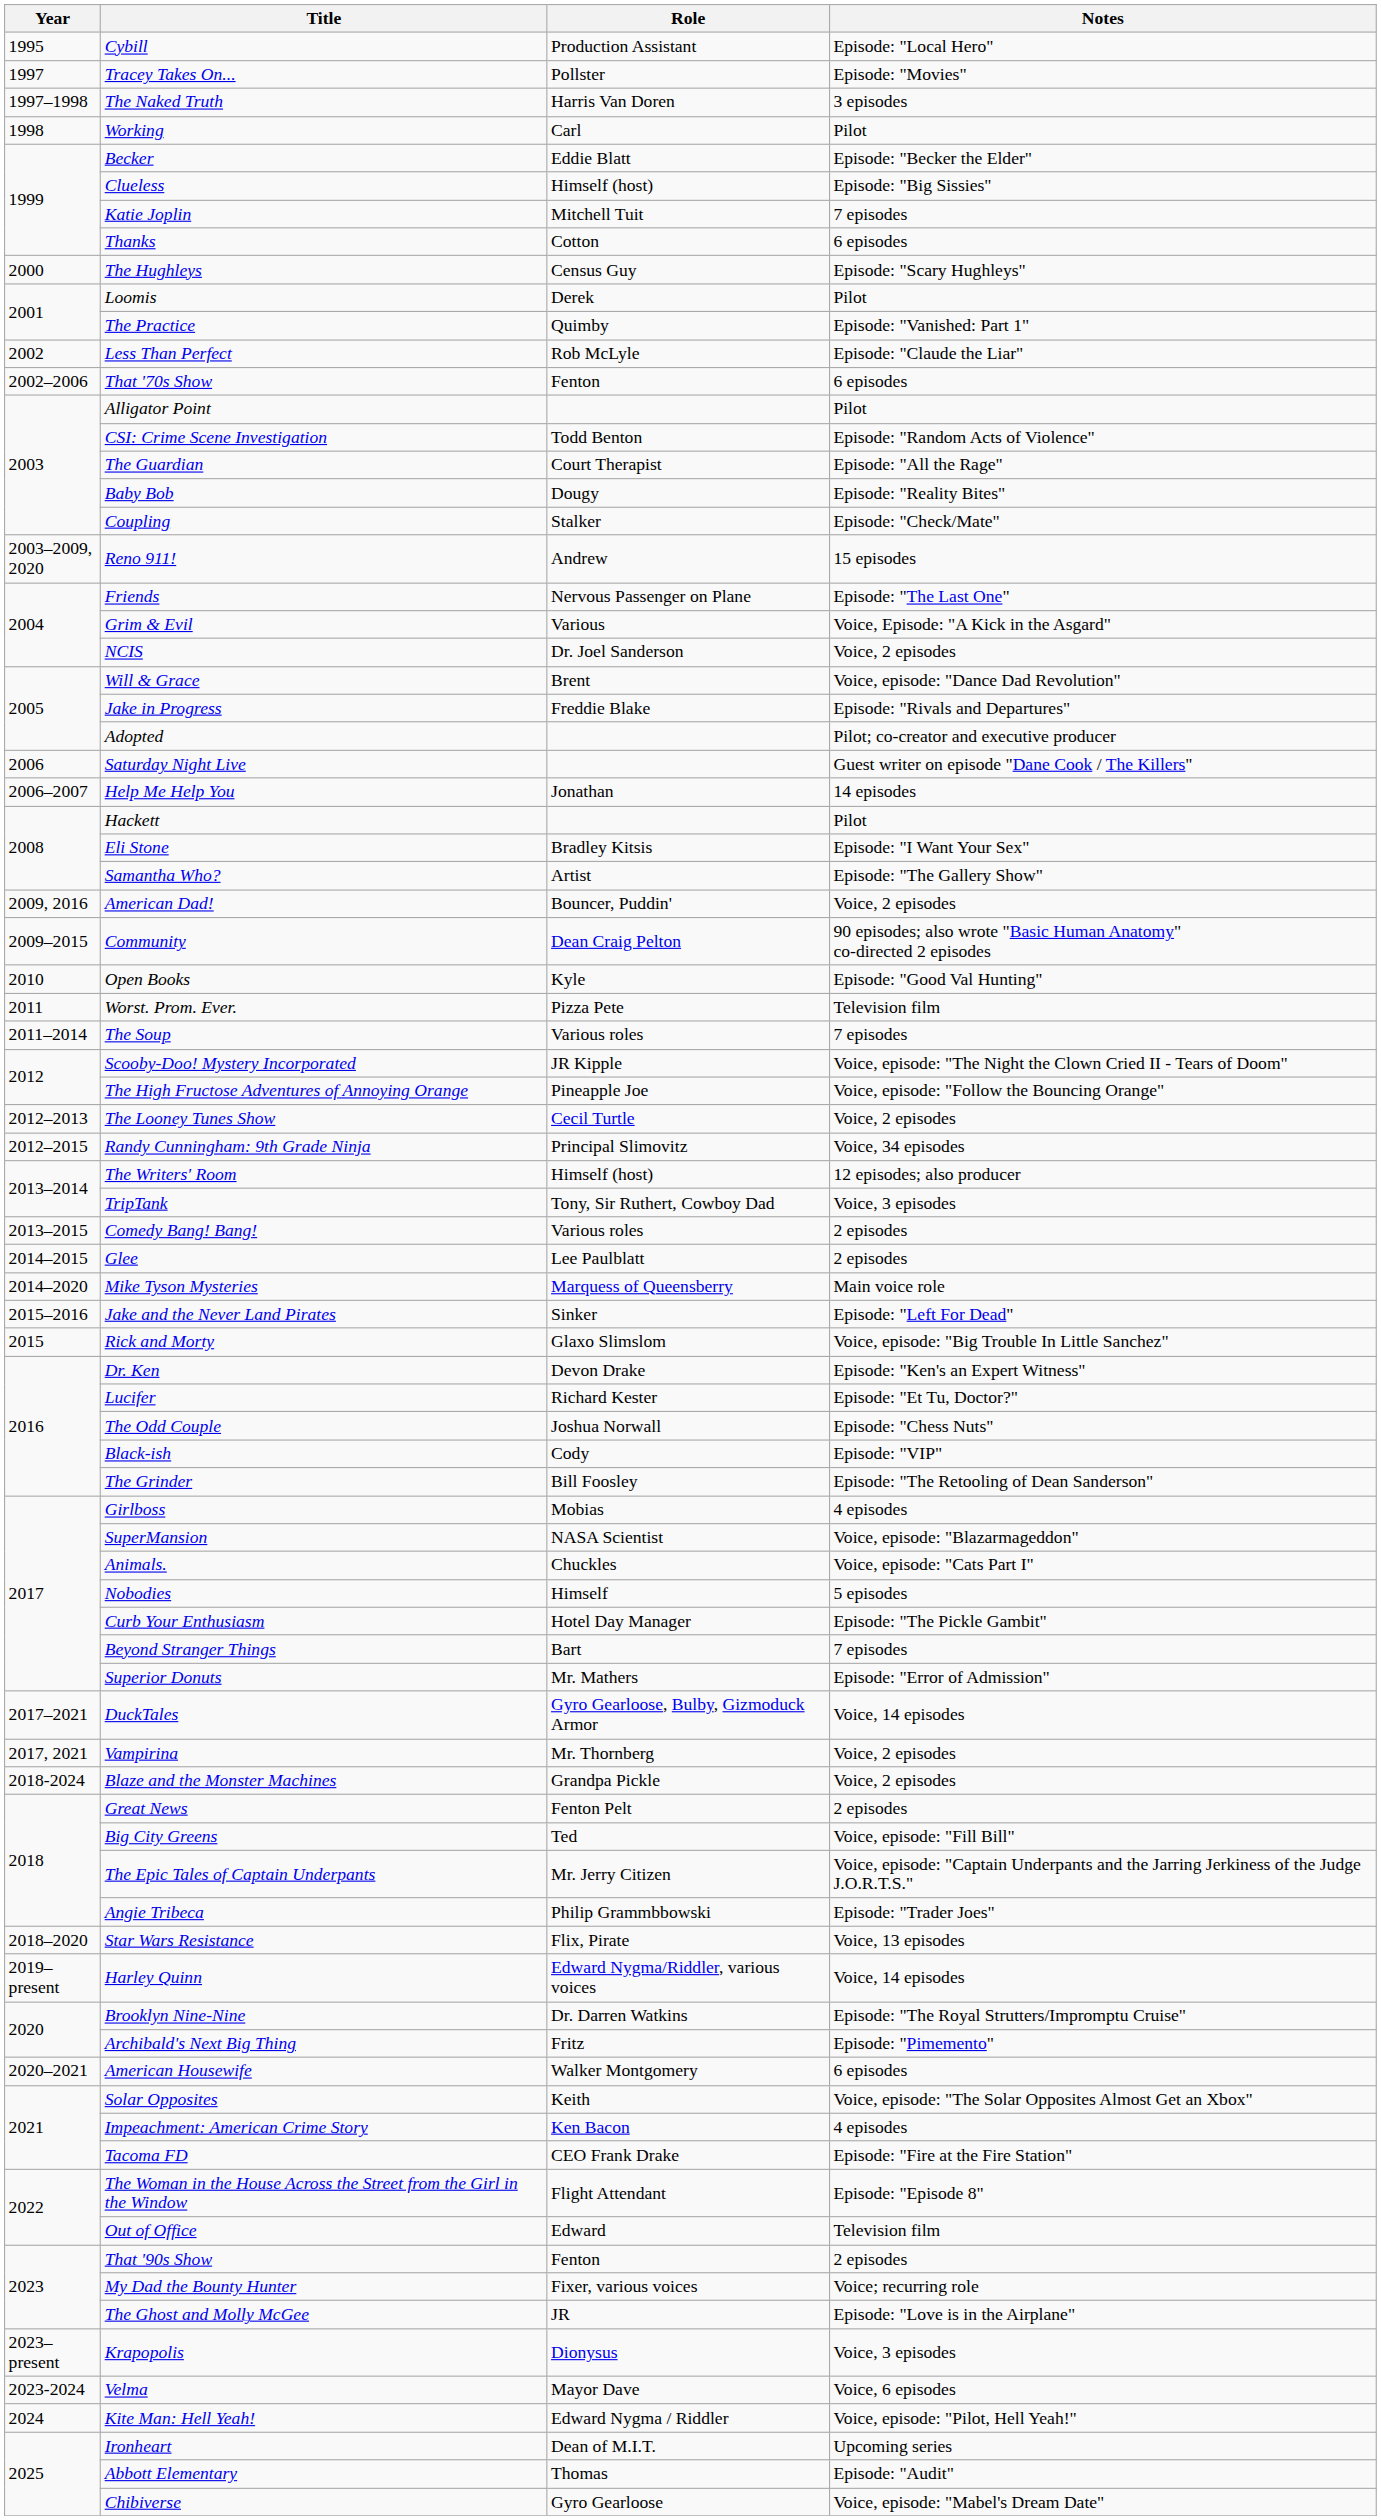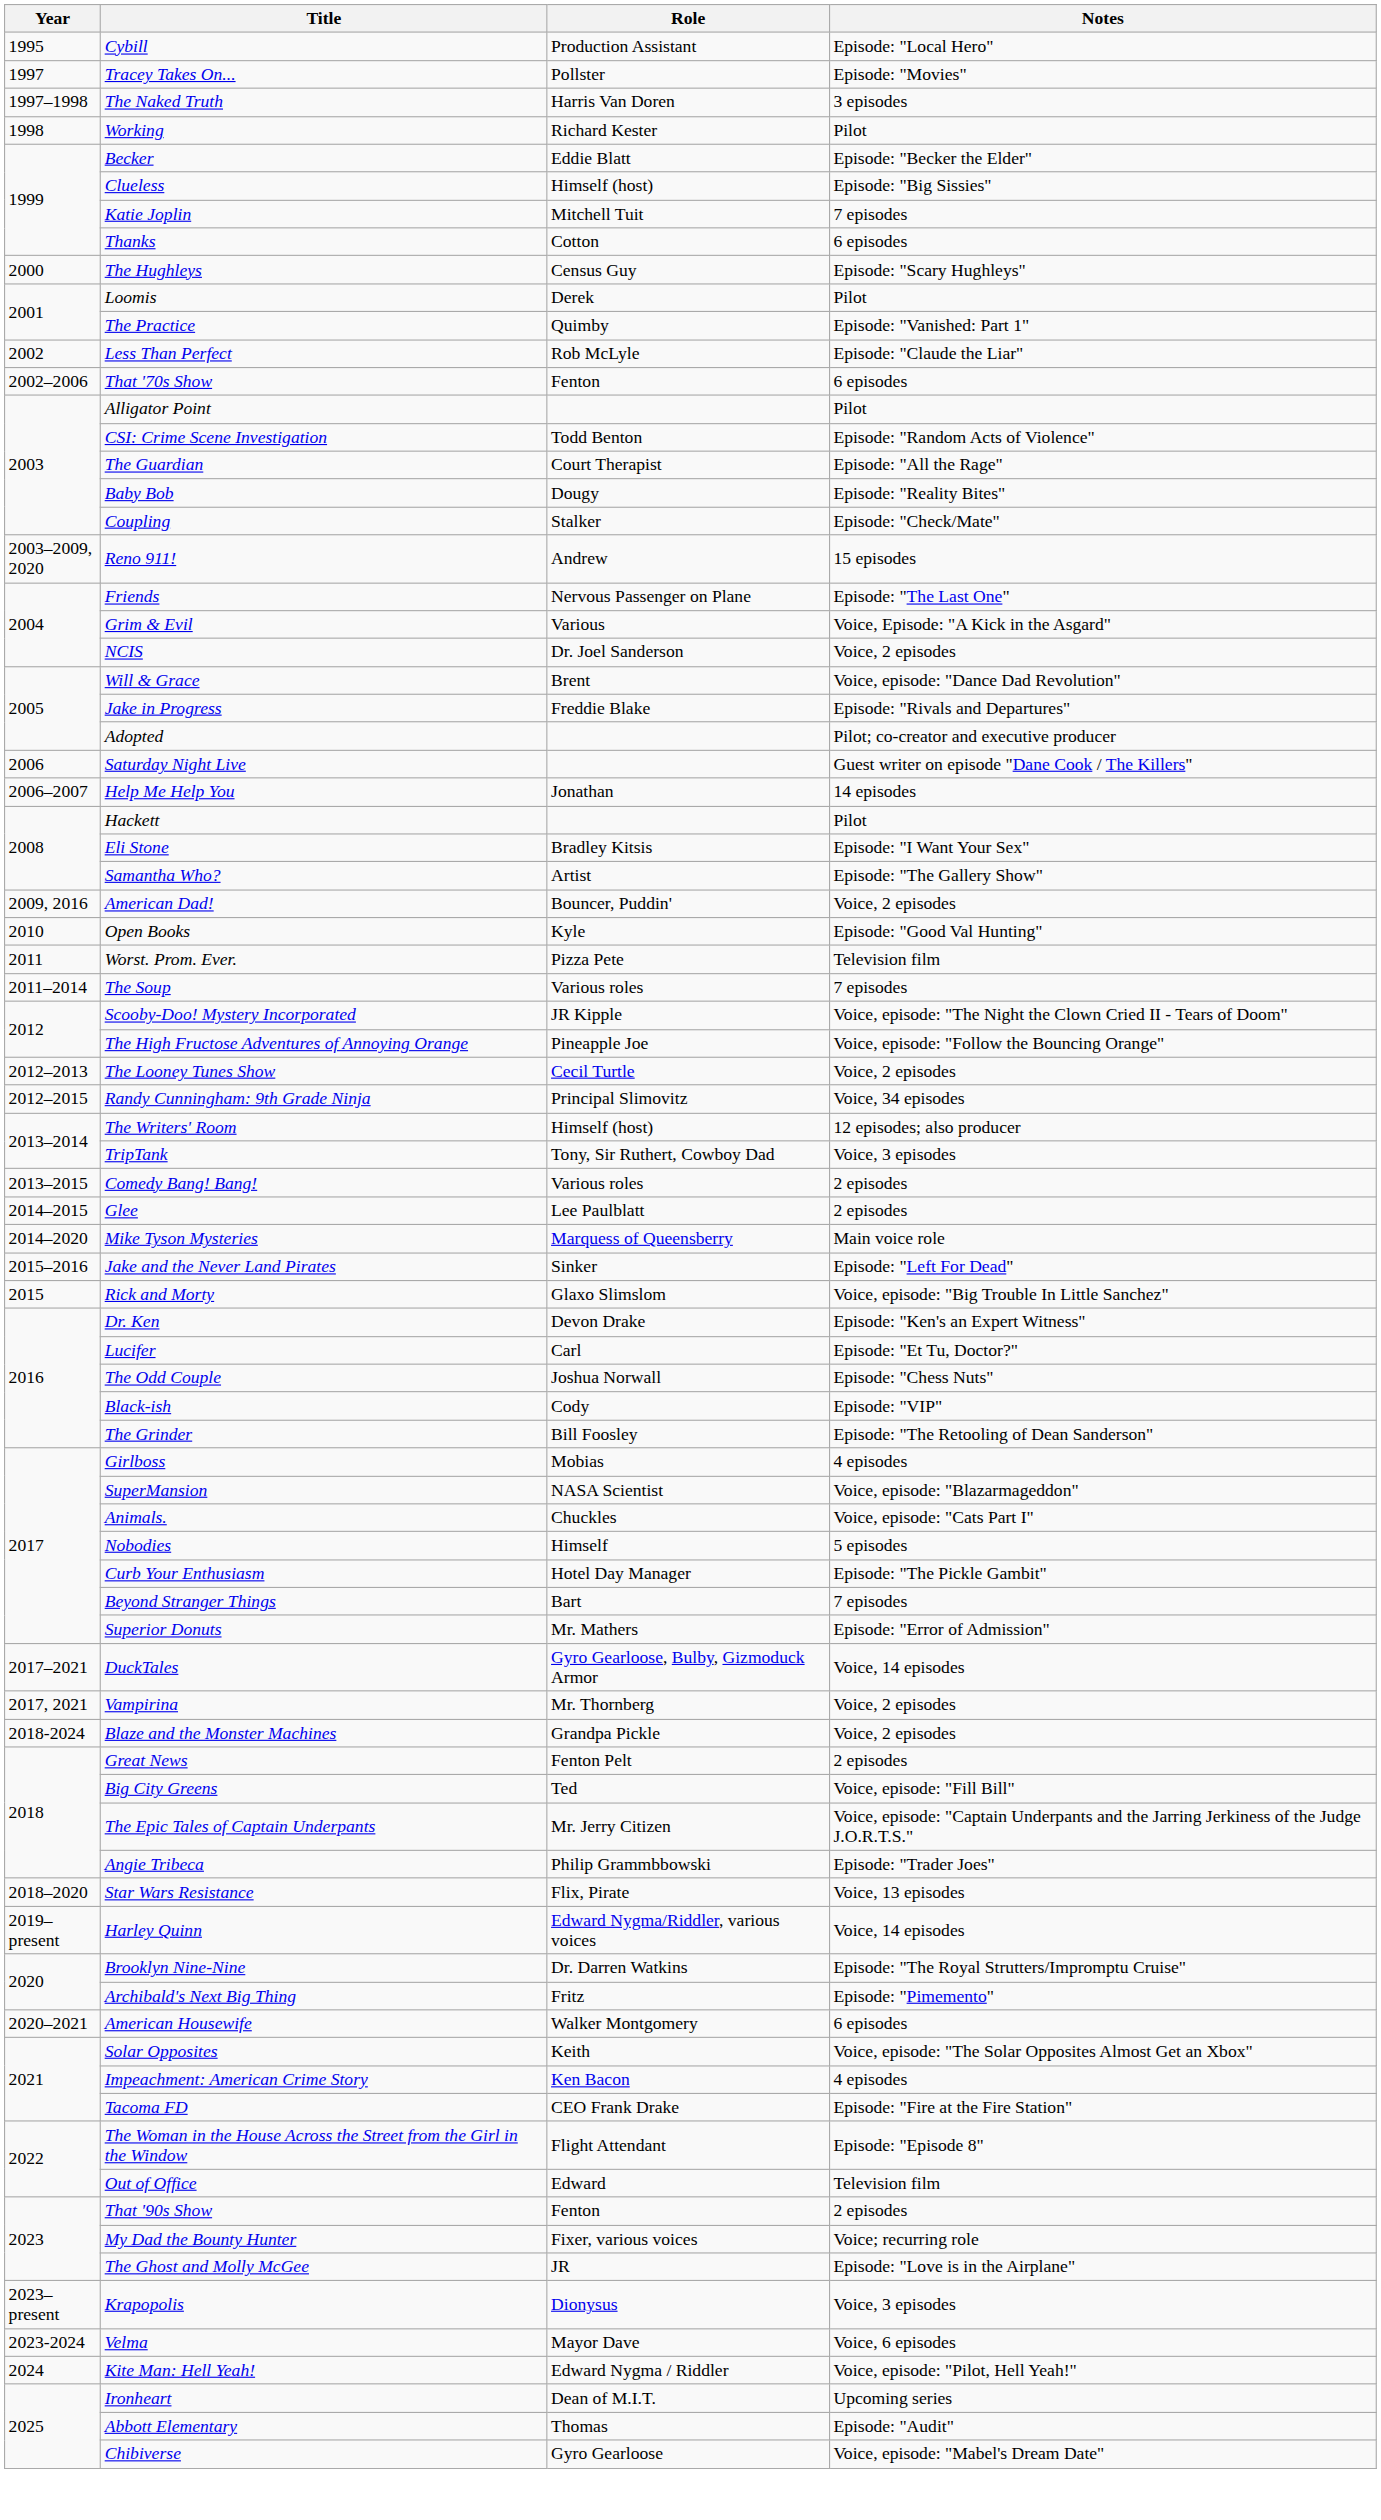(566, 130) Carl -> (604, 130) Richard Kester
- row: (145, 941)
(604, 1397) Richard Kester -> (566, 1350) Carl
